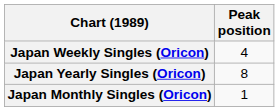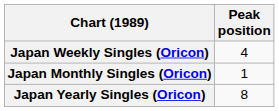rows swapped: (110, 95) <-> (110, 73)
